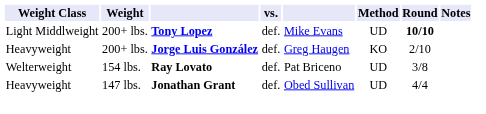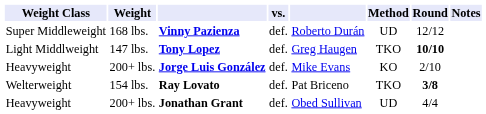+ row: (199, 30)
(125, 30) 200+ lbs. -> (129, 48) 147 lbs.
(313, 30) Mike Evans -> (324, 48) Greg Haugen
(378, 30) UD -> (388, 48) TKO
(317, 48) Greg Haugen -> (321, 66) Mike Evans
(378, 66) UD -> (388, 84) TKO
(420, 66) normal -> (430, 84) bold
(121, 84) 147 lbs. -> (132, 102) 200+ lbs.
